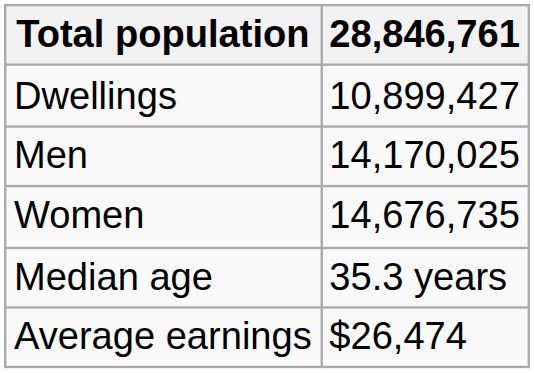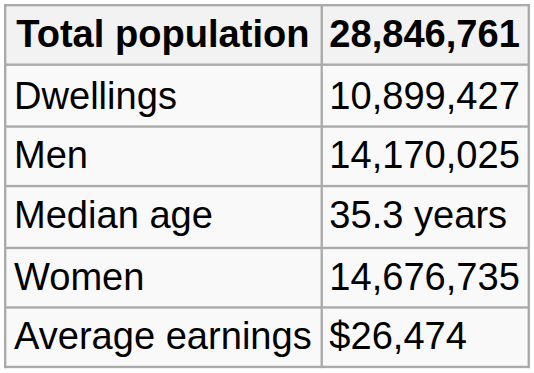rows swapped: (79, 215) <-> (113, 276)
